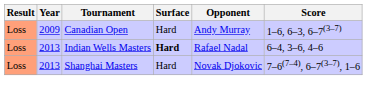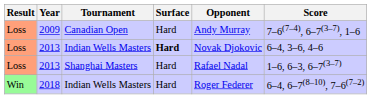(304, 30) 1–6, 6–3, 6–7(3–7) -> (313, 30) 7–6(7–4), 6–7(3–7), 1–6
(221, 47) Rafael Nadal -> (228, 47) Novak Djokovic
(228, 65) Novak Djokovic -> (221, 65) Rafael Nadal
(313, 65) 7–6(7–4), 6–7(3–7), 1–6 -> (304, 65) 1–6, 6–3, 6–7(3–7)
+ row: (50, 84)
